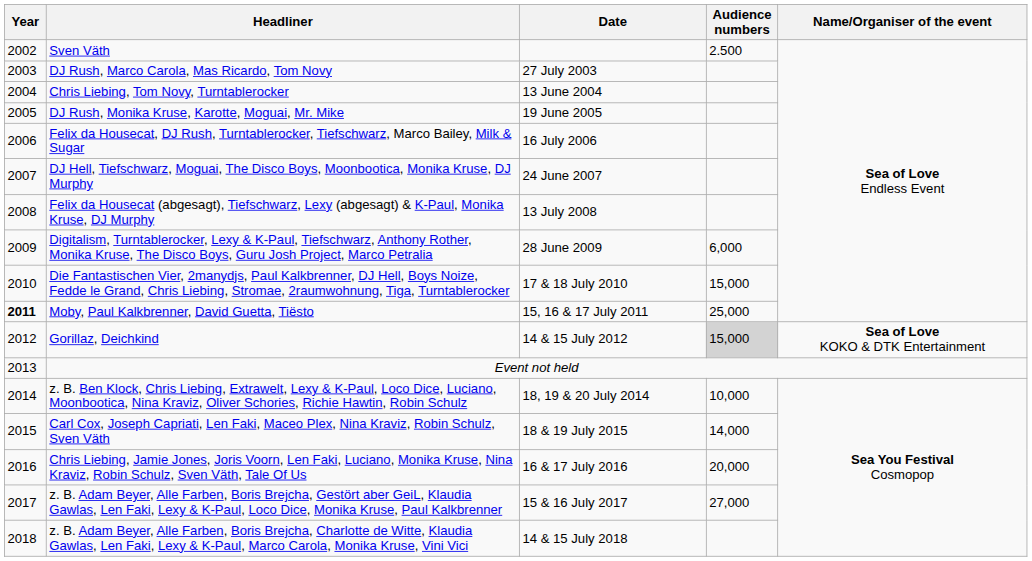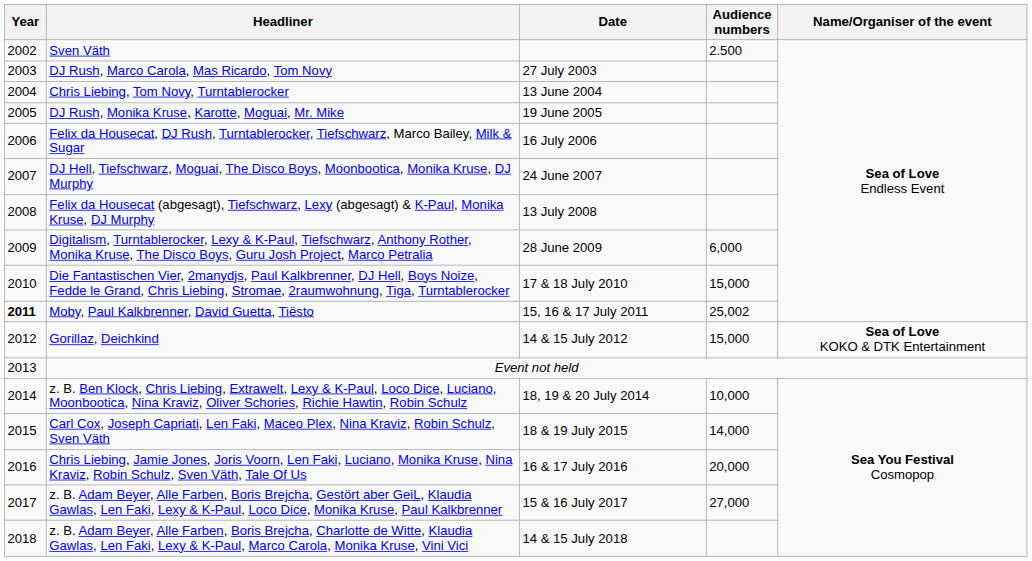(729, 311) 25,000 -> (729, 311) 25,002
(729, 339) lightgrey background -> (729, 339) no background
